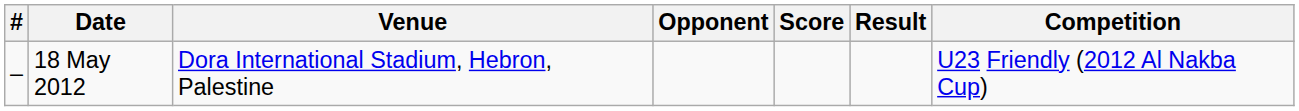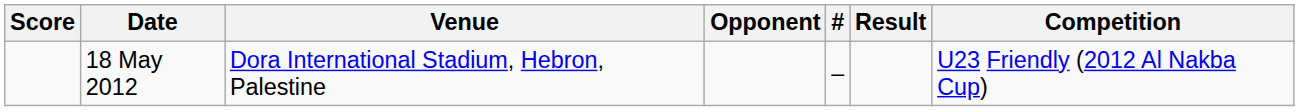columns swapped: (17, 23) <-> (812, 23)
